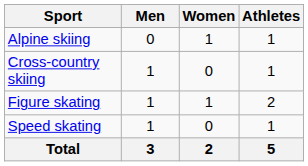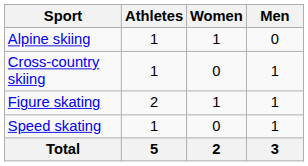columns swapped: (150, 16) <-> (271, 16)
